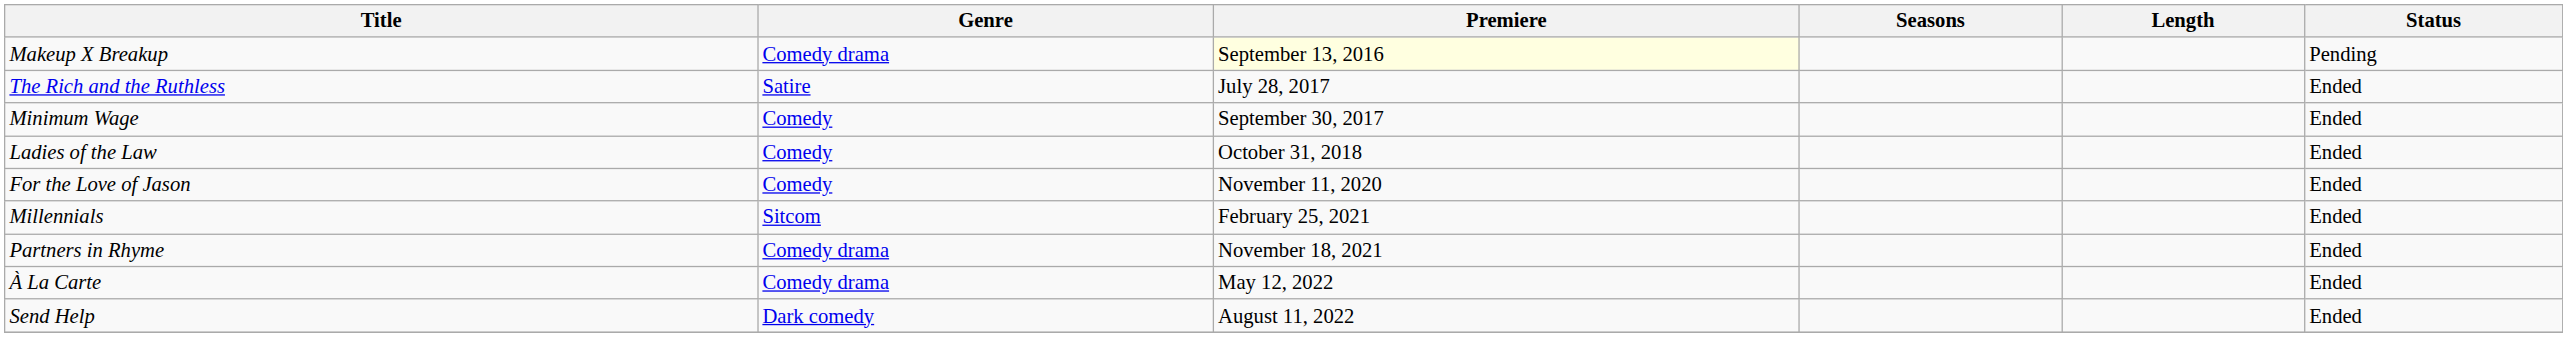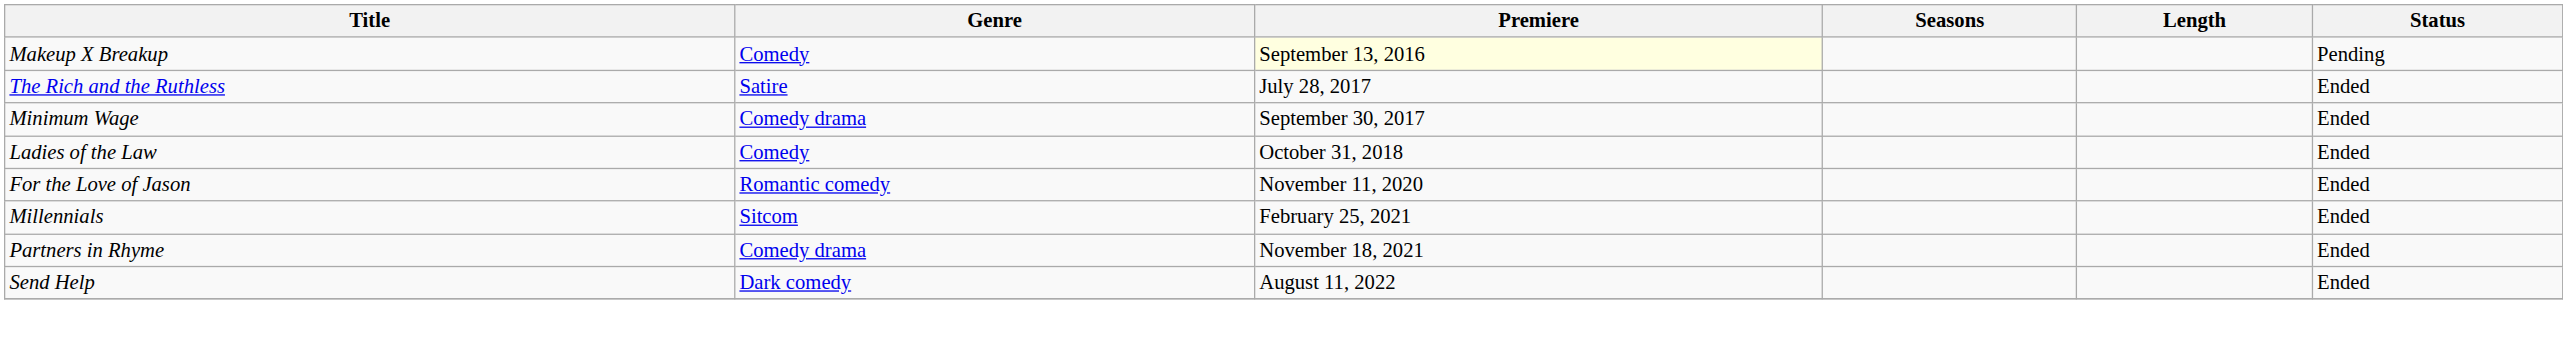(826, 53) Comedy drama -> (774, 53) Comedy
(797, 119) Comedy -> (803, 119) Comedy drama
(797, 184) Comedy -> (815, 184) Romantic comedy
- row: (55, 282)
